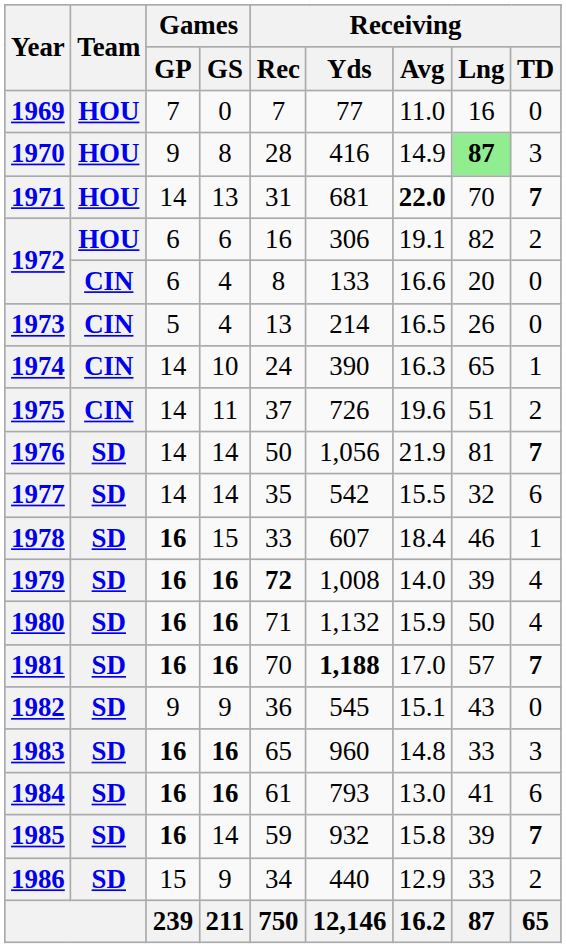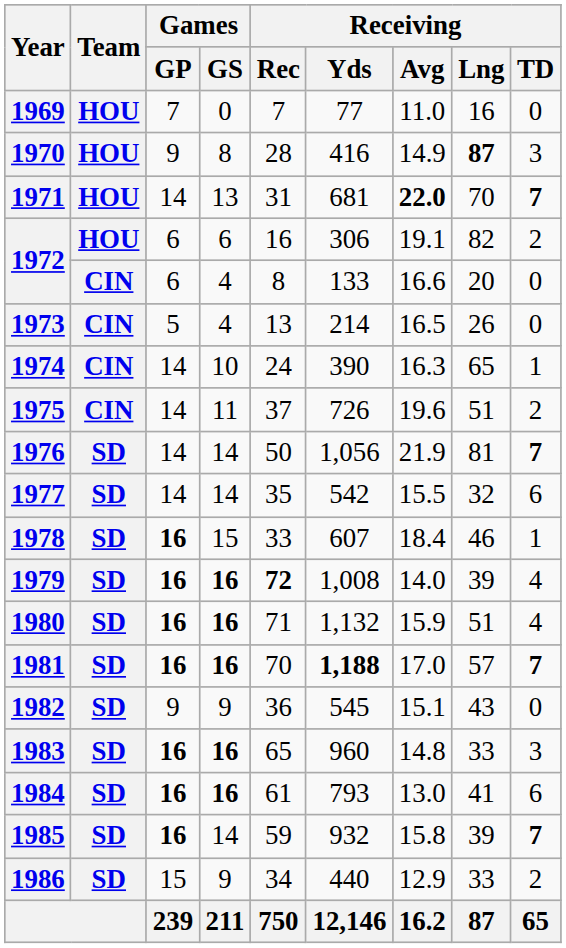(481, 153) lightgreen background -> (481, 153) no background
(481, 622) 50 -> (481, 622) 51
